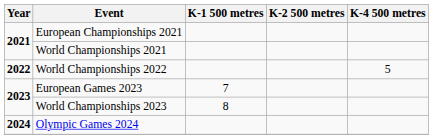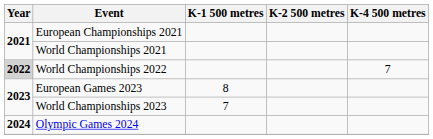(19, 69) no background -> (19, 69) lightgrey background
(388, 69) 5 -> (388, 69) 7
(226, 87) 7 -> (226, 87) 8
(226, 106) 8 -> (226, 106) 7
